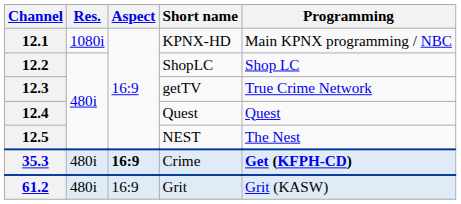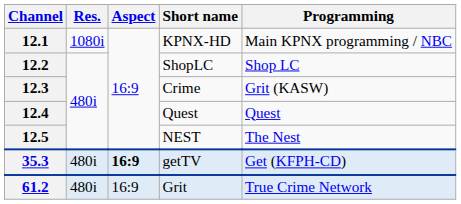(182, 88) getTV -> (181, 88) Crime
(309, 88) True Crime Network -> (287, 88) Grit (KASW)
(181, 162) Crime -> (182, 162) getTV
(298, 162) bold -> (295, 162) normal
(287, 187) Grit (KASW) -> (309, 187) True Crime Network
